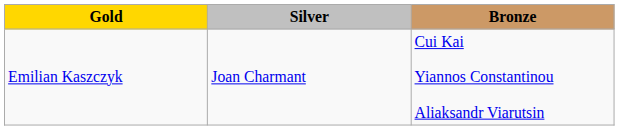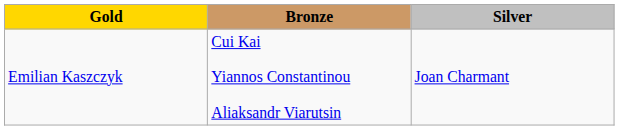columns swapped: (309, 16) <-> (513, 16)
